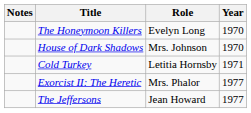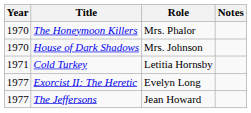columns swapped: (233, 13) <-> (20, 13)
(177, 30) Evelyn Long -> (170, 30) Mrs. Phalor
(174, 82) Mrs. Phalor -> (172, 82) Evelyn Long
